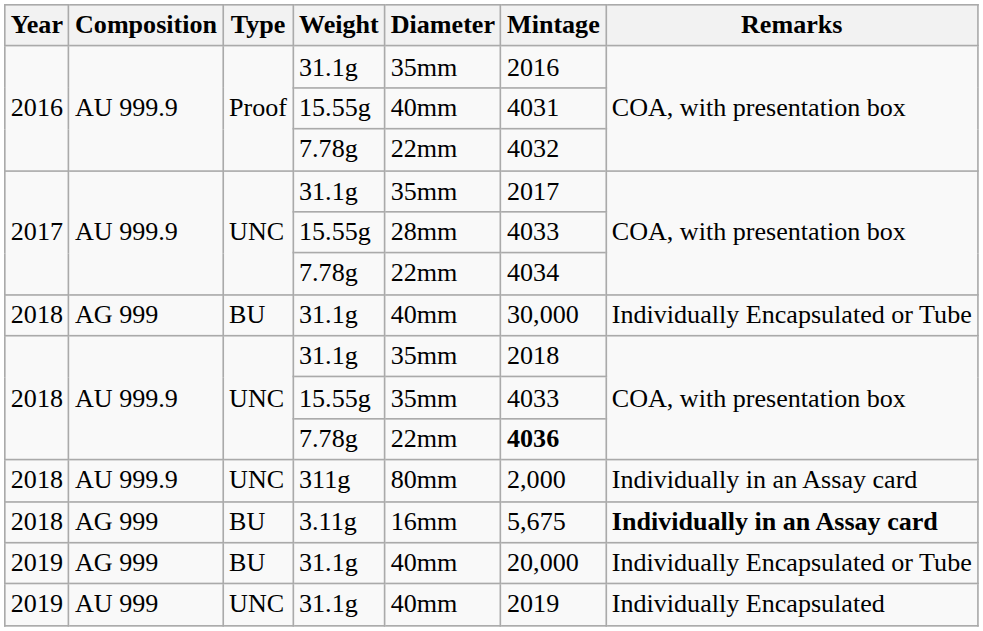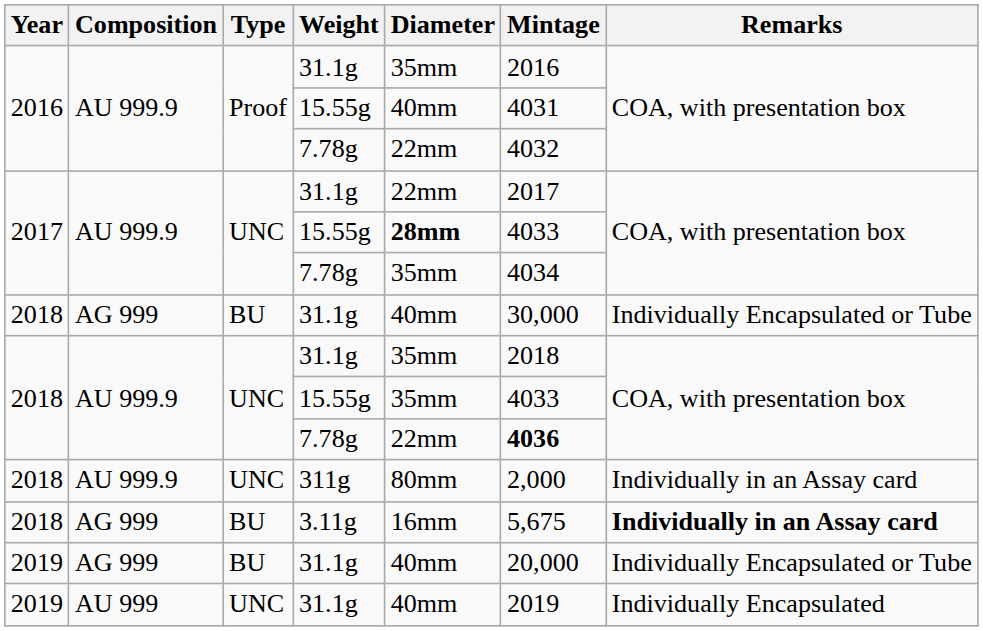(424, 190) 35mm -> (424, 190) 22mm
(424, 231) normal -> (426, 231) bold
(424, 273) 22mm -> (424, 273) 35mm
